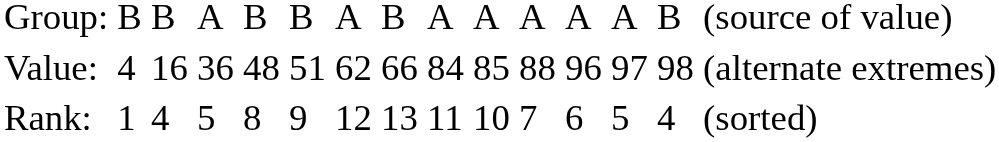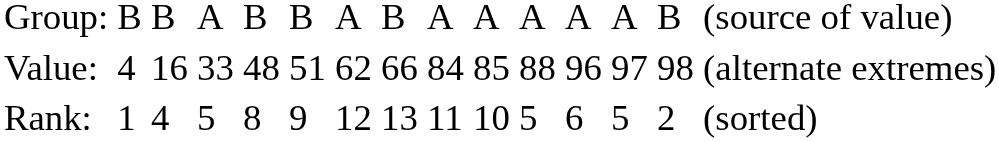(215, 67) 36 -> (215, 67) 33
(528, 118) 7 -> (528, 118) 5
(666, 118) 4 -> (666, 118) 2
